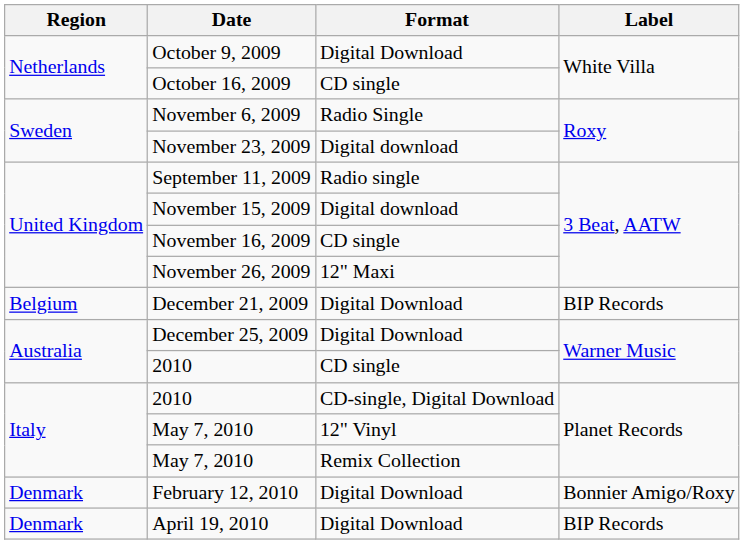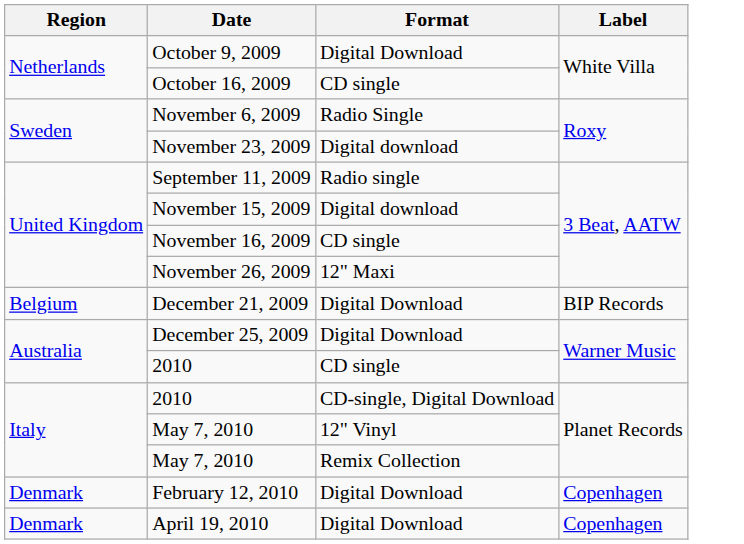(649, 492) Bonnier Amigo/Roxy -> (613, 492) Copenhagen
(613, 523) BIP Records -> (613, 523) Copenhagen
